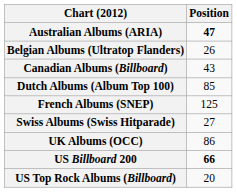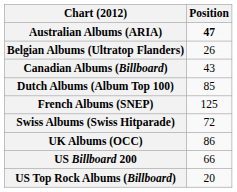(209, 123) 27 -> (209, 123) 72
(209, 159) bold -> (209, 159) normal
